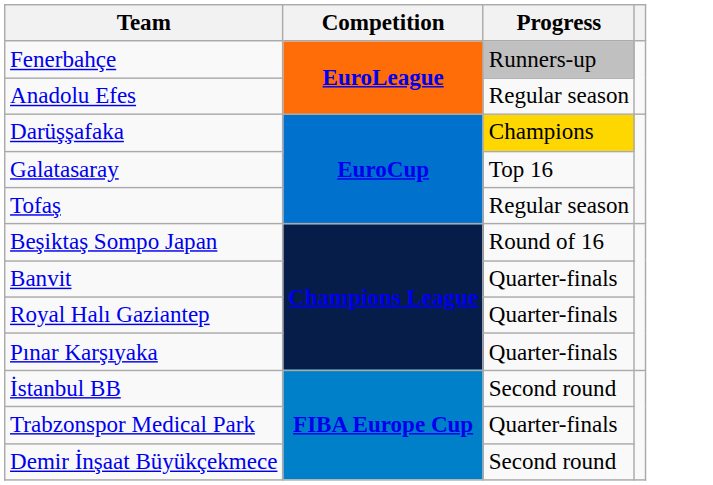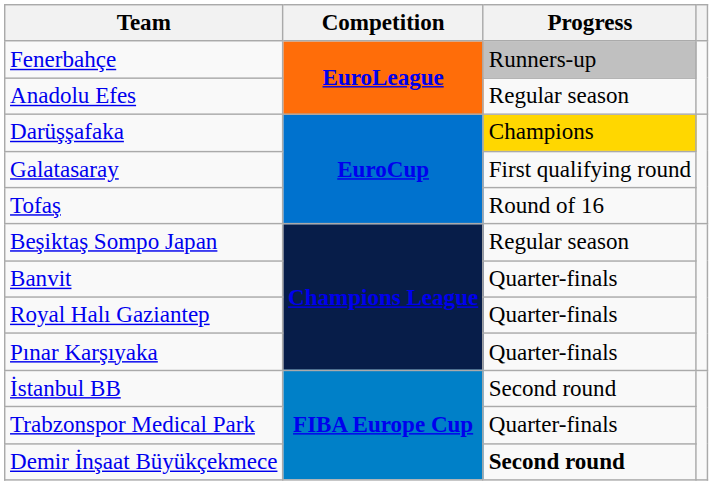(521, 168) Top 16 -> (590, 168) First qualifying round
(559, 205) Regular season -> (546, 205) Round of 16
(546, 242) Round of 16 -> (559, 242) Regular season
(552, 461) normal -> (557, 461) bold
